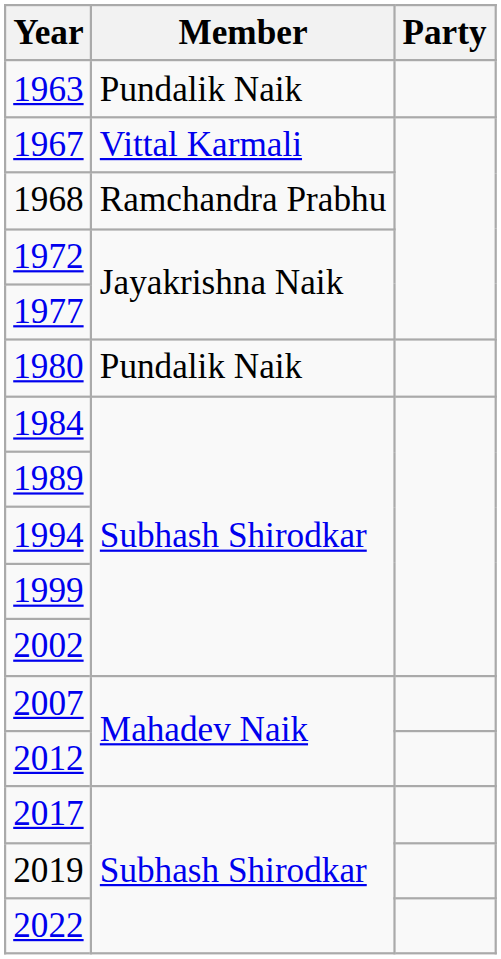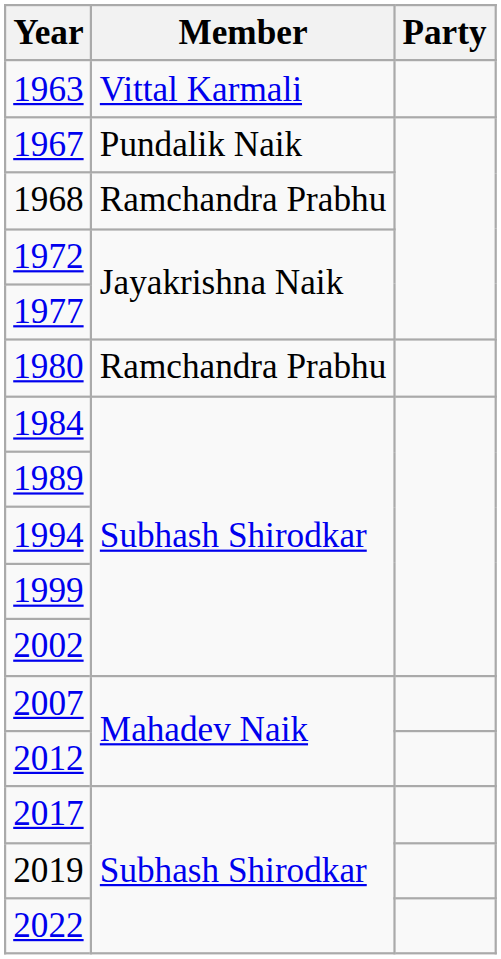(201, 88) Pundalik Naik -> (201, 88) Vittal Karmali
(201, 144) Vittal Karmali -> (201, 144) Pundalik Naik
(201, 367) Pundalik Naik -> (243, 367) Ramchandra Prabhu
